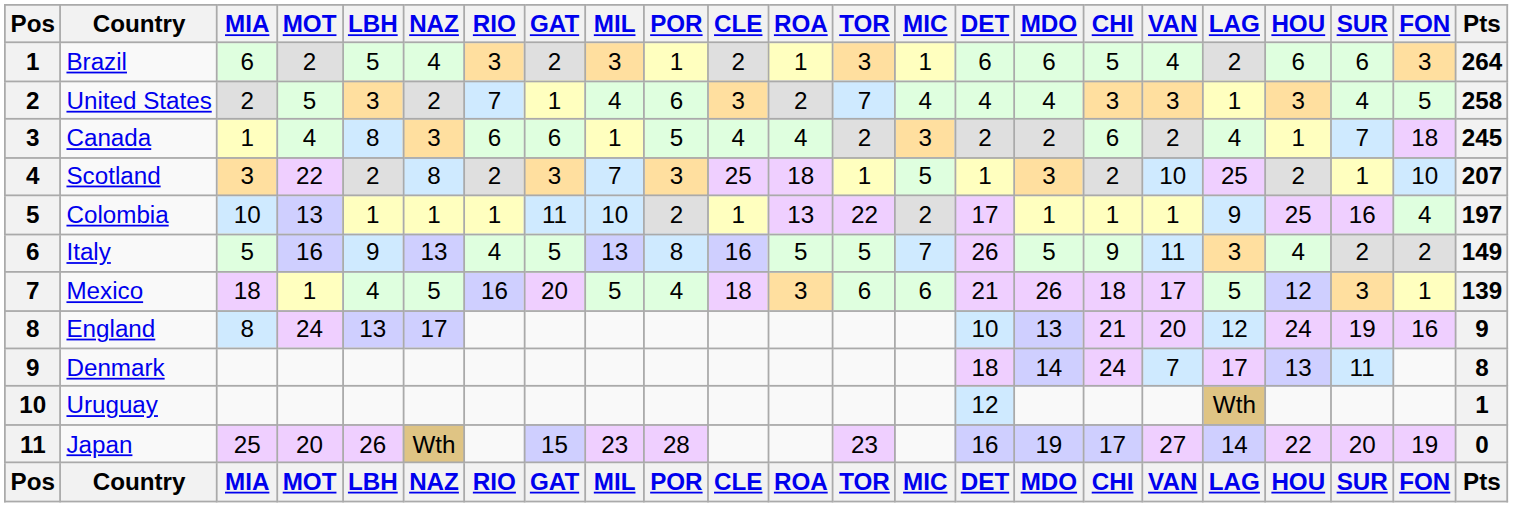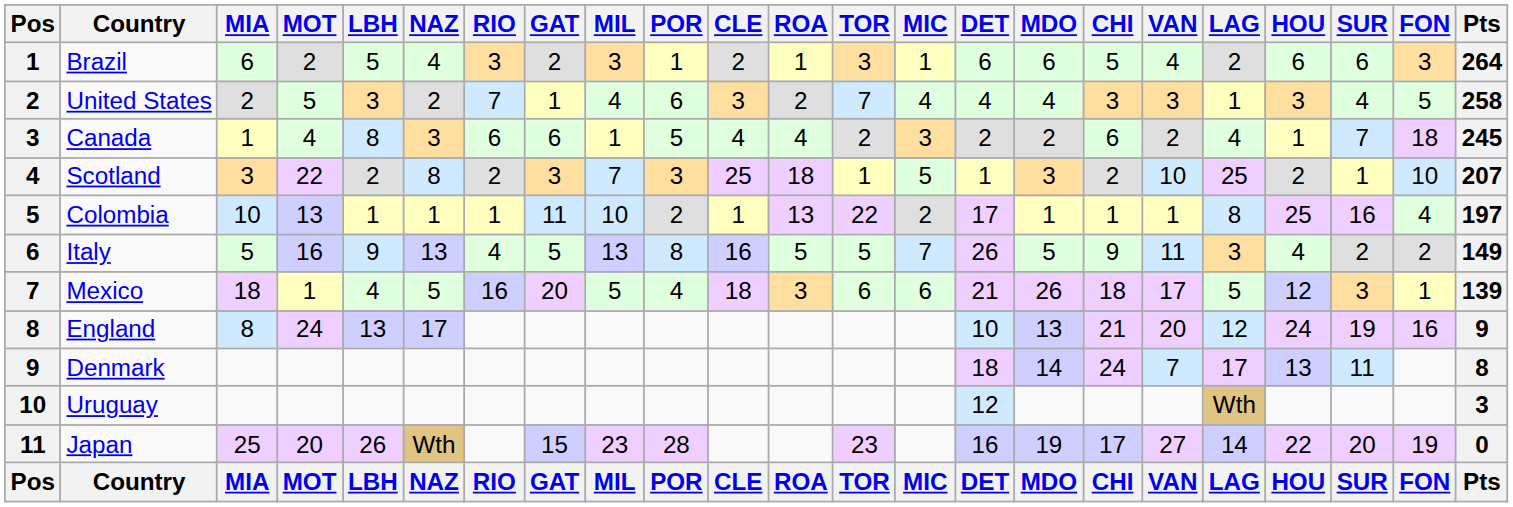(1234, 214) 9 -> (1234, 214) 8
(1482, 405) 1 -> (1482, 405) 3
